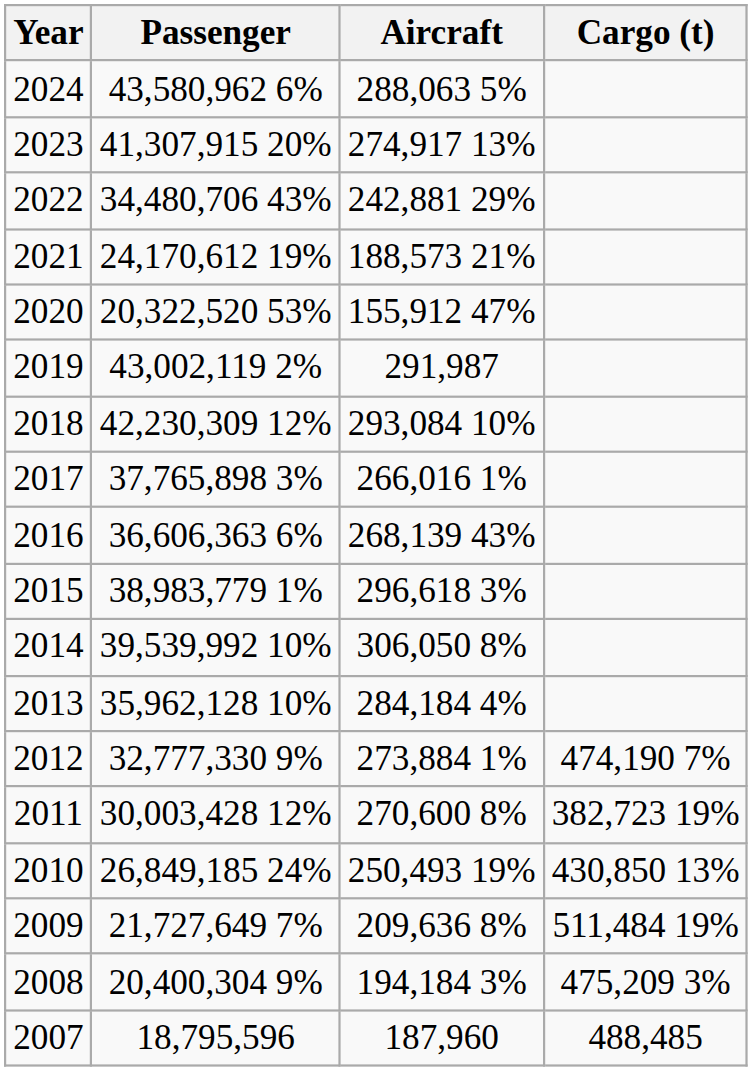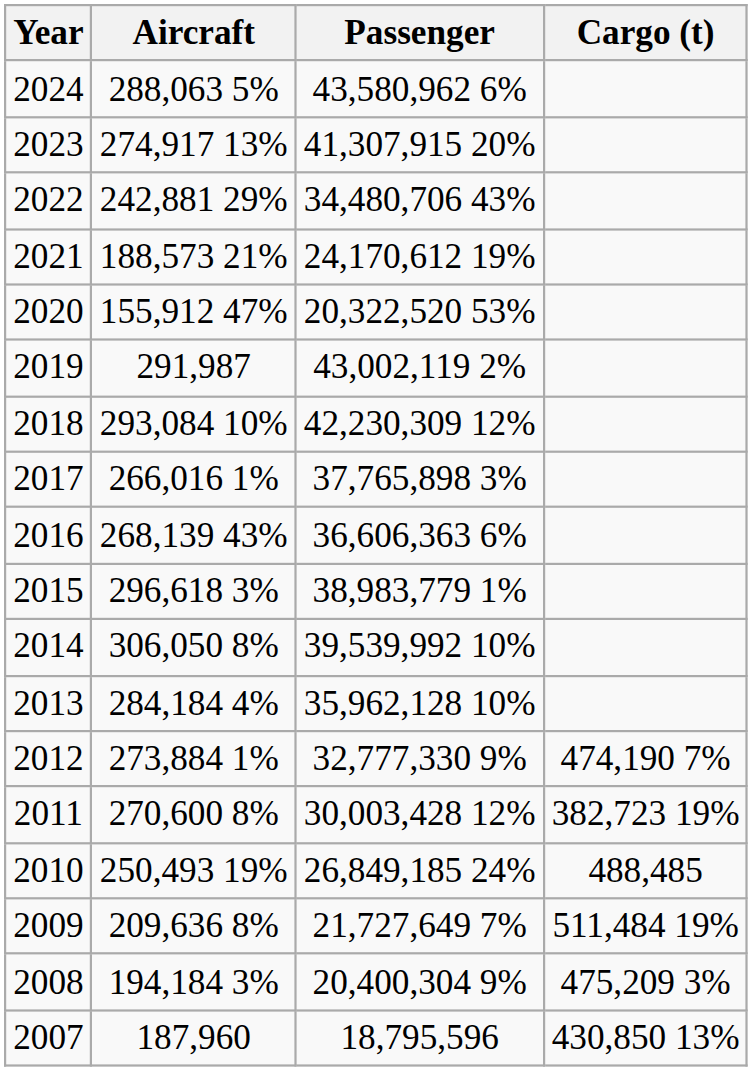columns swapped: (216, 32) <-> (442, 32)
(646, 869) 430,850 13% -> (646, 869) 488,485
(646, 1037) 488,485 -> (646, 1037) 430,850 13%
